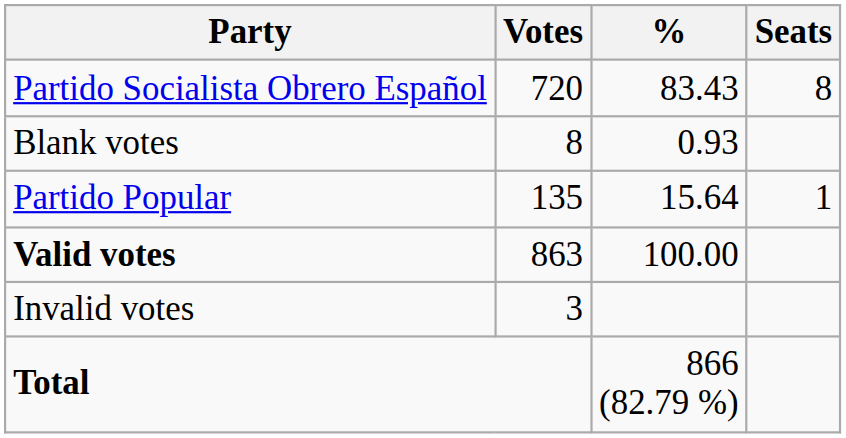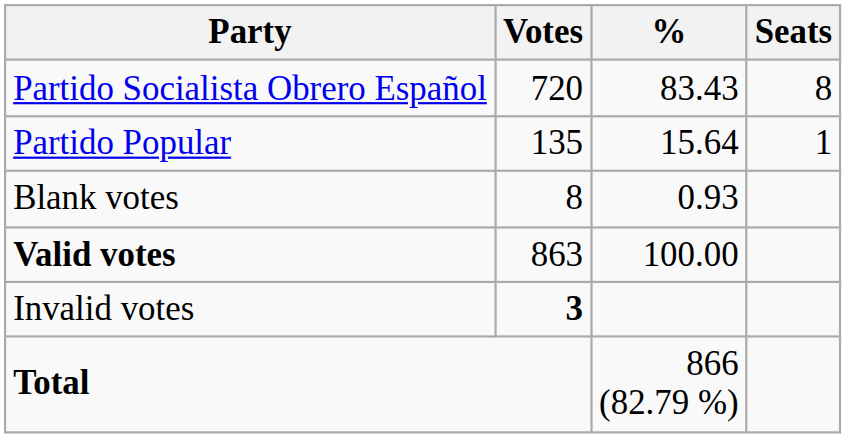rows swapped: (122, 198) <-> (96, 142)
(574, 308) normal -> (574, 308) bold
